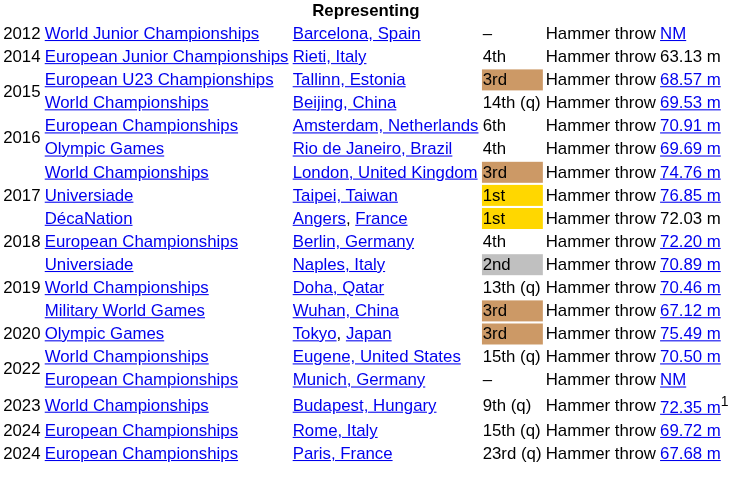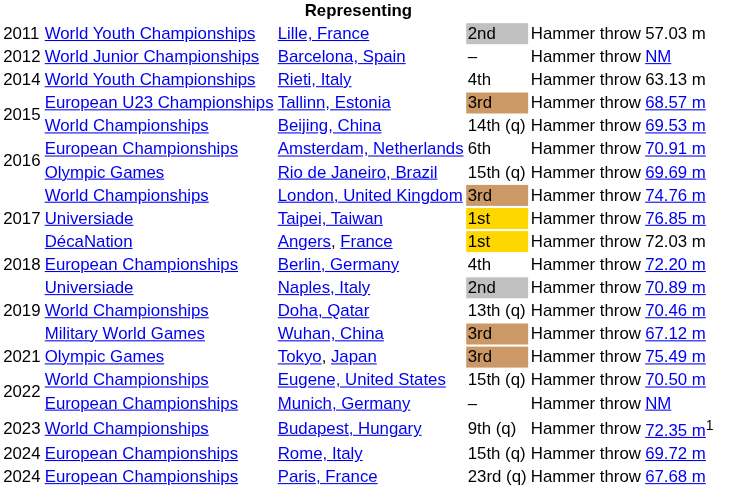+ row: (323, 33)
(167, 56) European Junior Championships -> (150, 79) World Youth Championships
(494, 149) 4th -> (497, 172) 15th (q)
(22, 333) 2020 -> (22, 357) 2021
